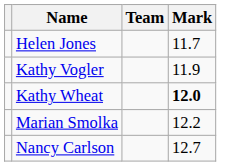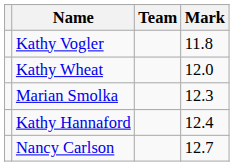- row: (56, 43)
(186, 69) 11.9 -> (199, 43) 11.8
(186, 95) bold -> (199, 69) normal
(186, 122) 12.2 -> (199, 95) 12.3
+ row: (73, 122)
